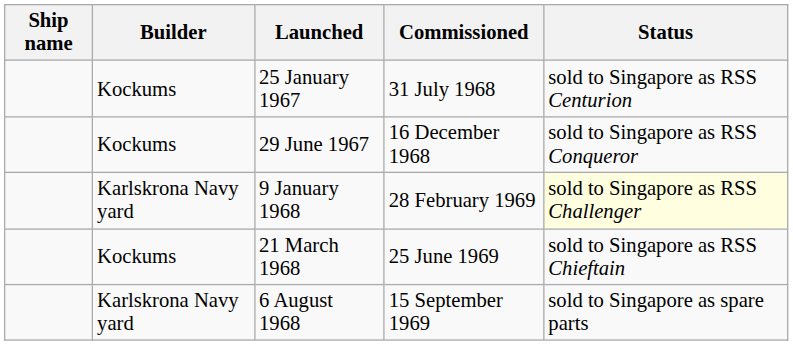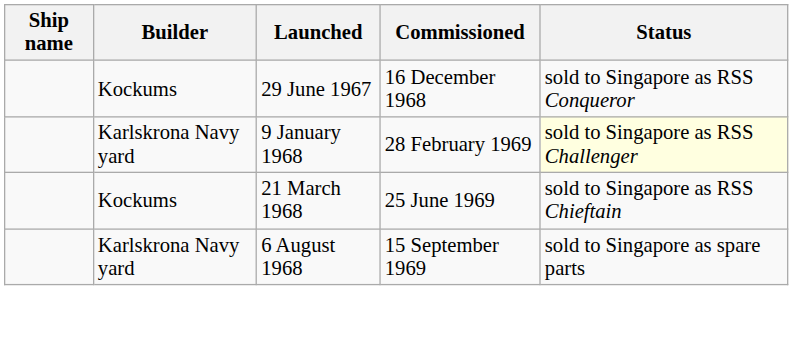- row: (304, 88)
